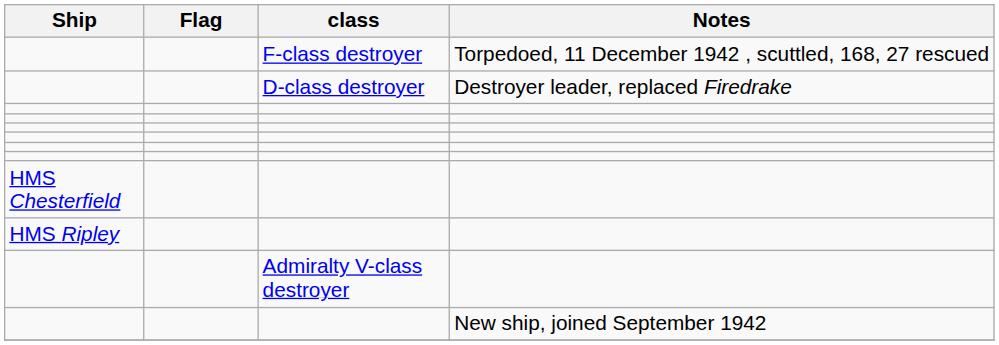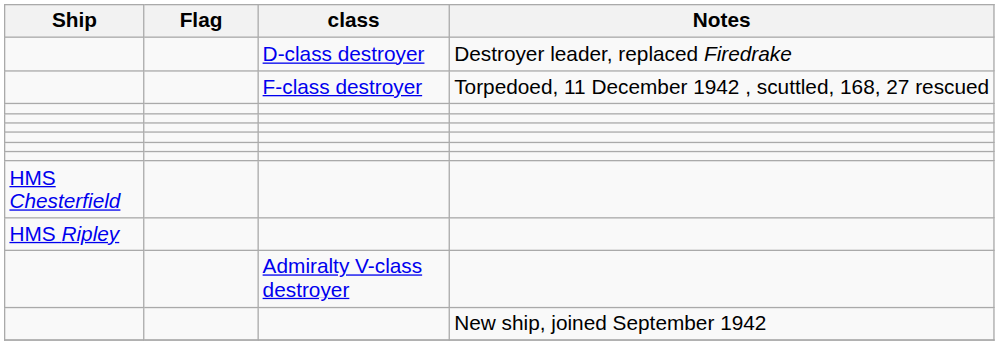rows swapped: (74, 54) <-> (74, 87)
